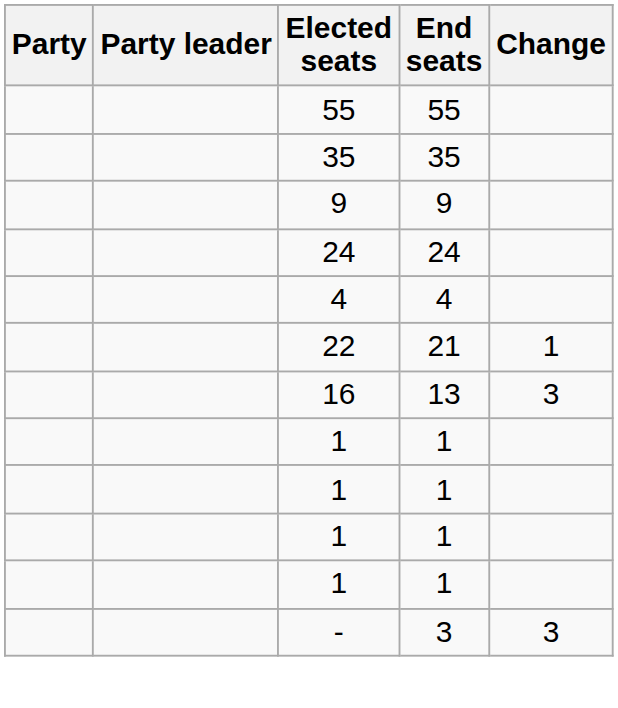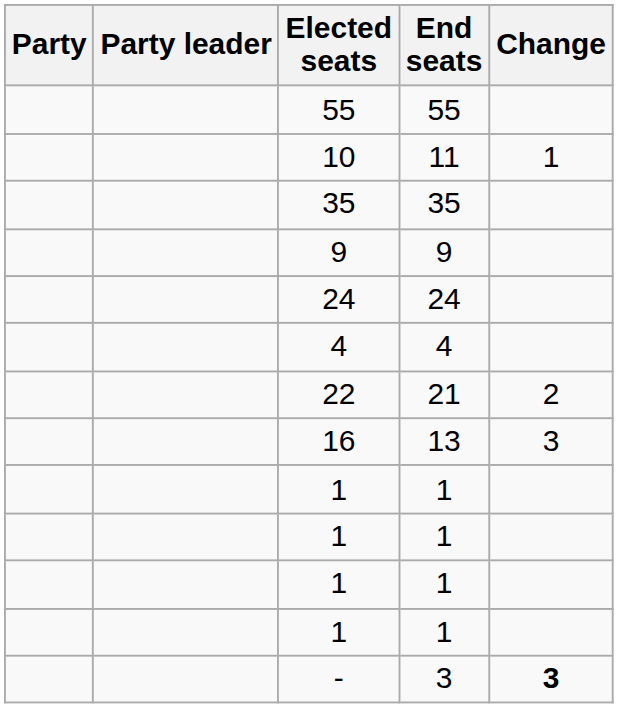+ row: (339, 156)
(551, 346) 1 -> (551, 394) 2
(551, 631) normal -> (551, 678) bold
